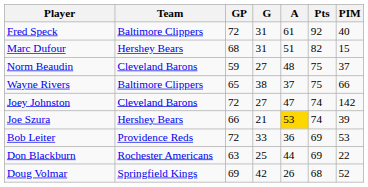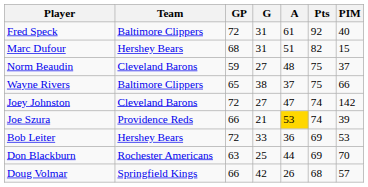(150, 119) Hershey Bears -> (155, 119) Providence Reds
(155, 137) Providence Reds -> (150, 137) Hershey Bears
(344, 155) 22 -> (344, 155) 70
(234, 173) 69 -> (234, 173) 66
(344, 173) 52 -> (344, 173) 57
